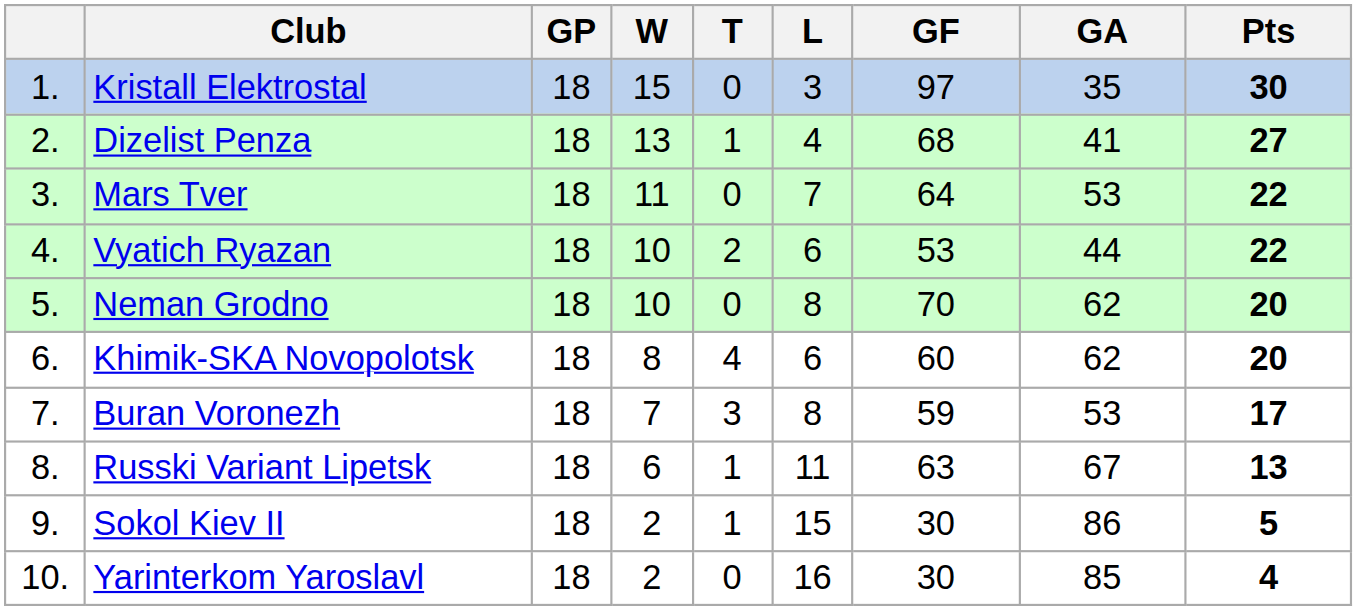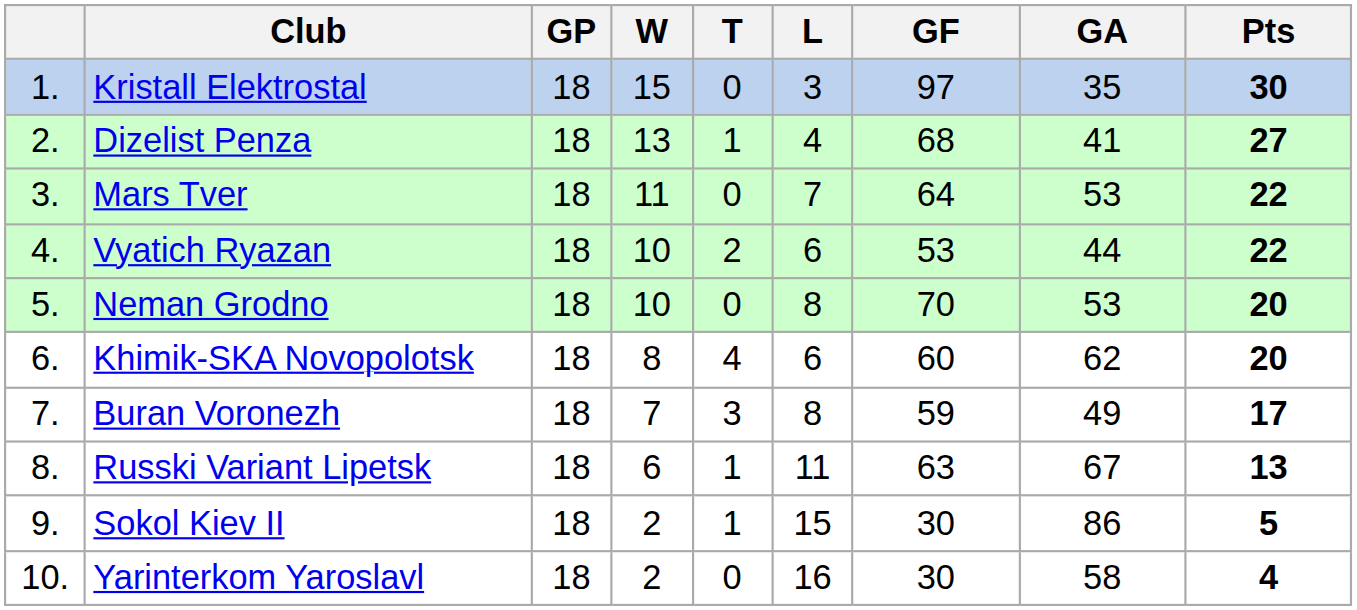(1102, 304) 62 -> (1102, 304) 53
(1102, 413) 53 -> (1102, 413) 49
(1102, 577) 85 -> (1102, 577) 58
